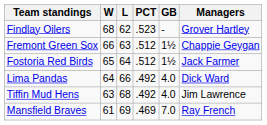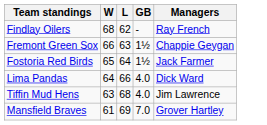- column: (146, 12)
(215, 29) Grover Hartley -> (183, 29) Ray French
(208, 111) Ray French -> (190, 111) Grover Hartley
